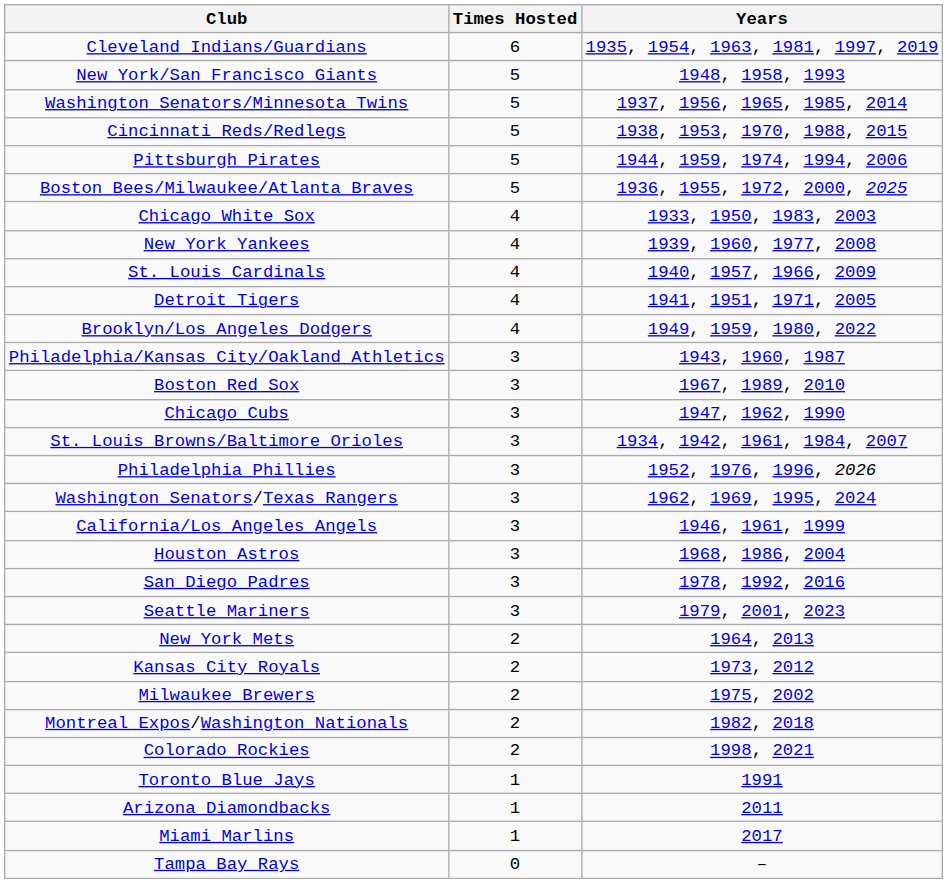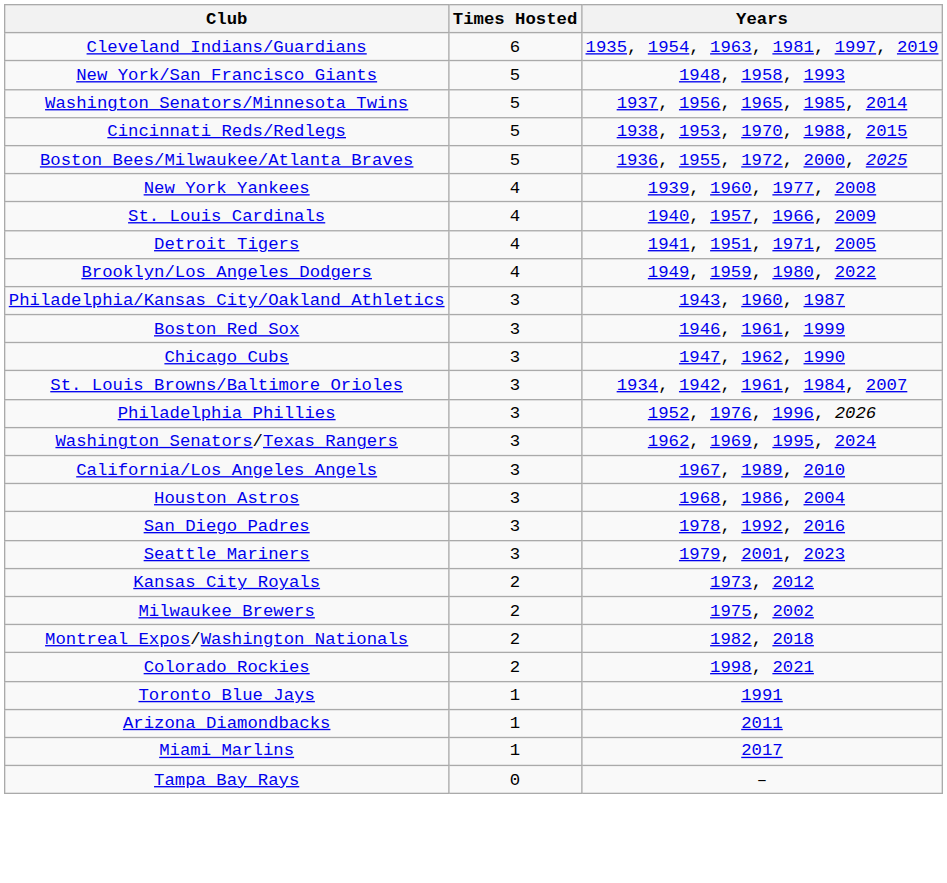- row: (227, 160)
- row: (227, 216)
(762, 385) 1967, 1989, 2010 -> (762, 329) 1946, 1961, 1999
(762, 526) 1946, 1961, 1999 -> (762, 470) 1967, 1989, 2010
- row: (227, 639)
